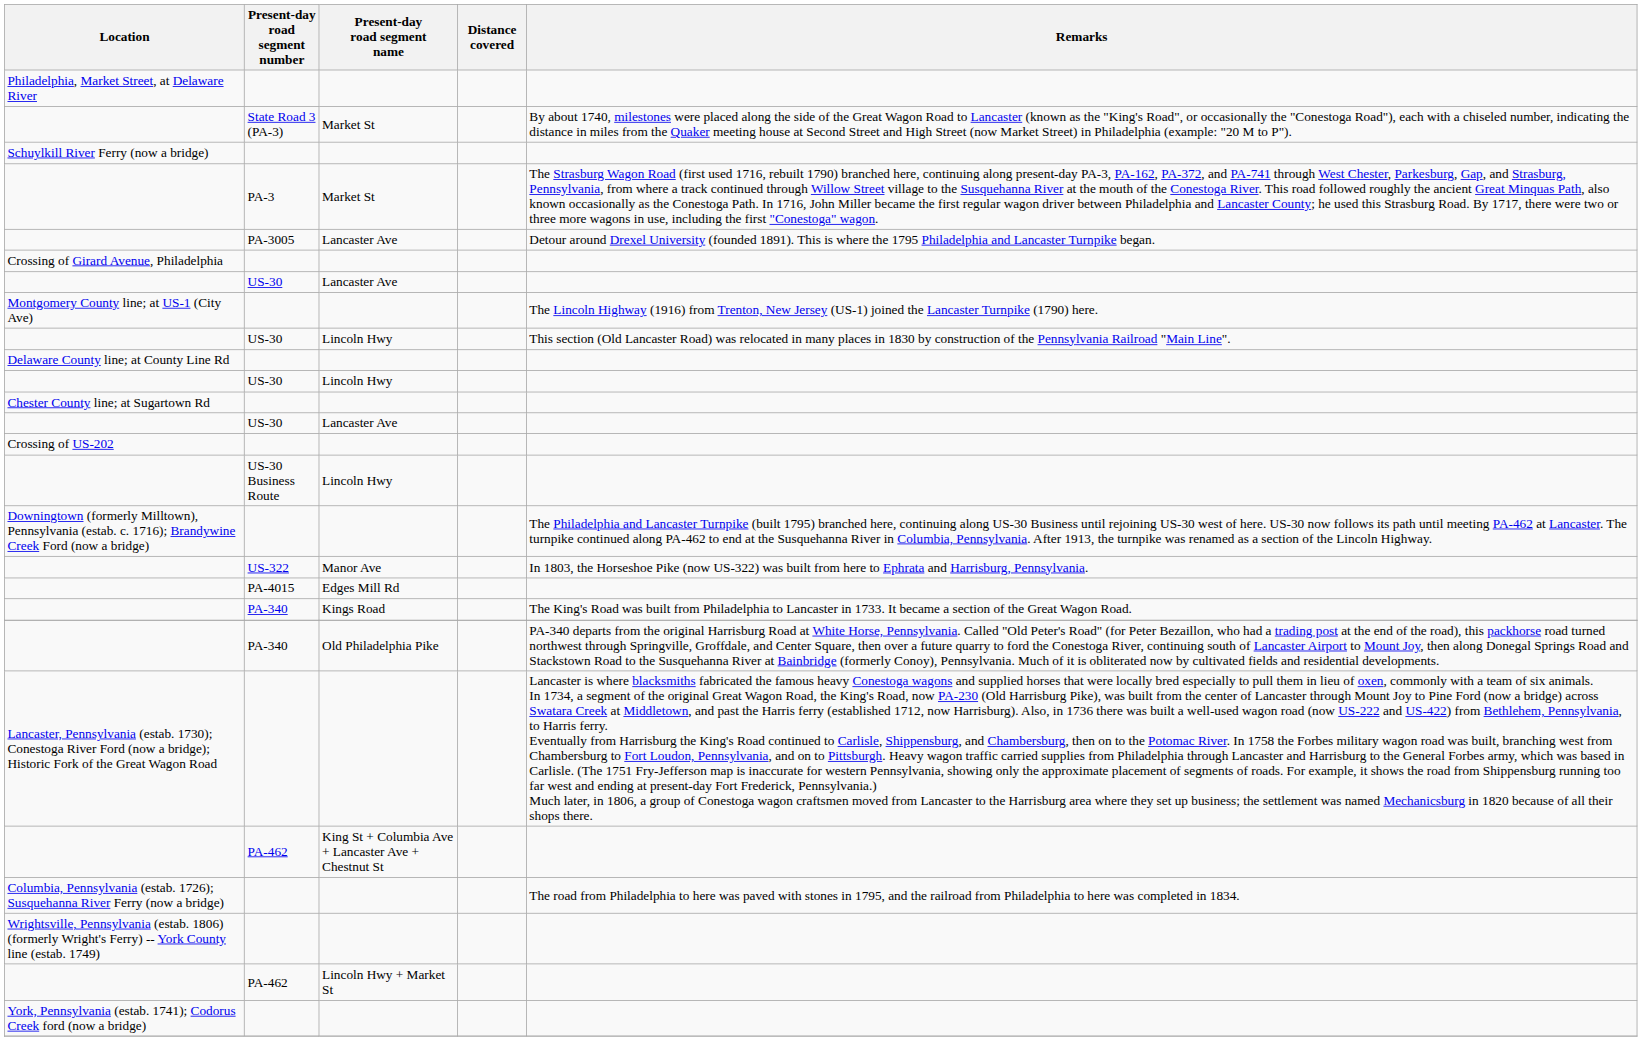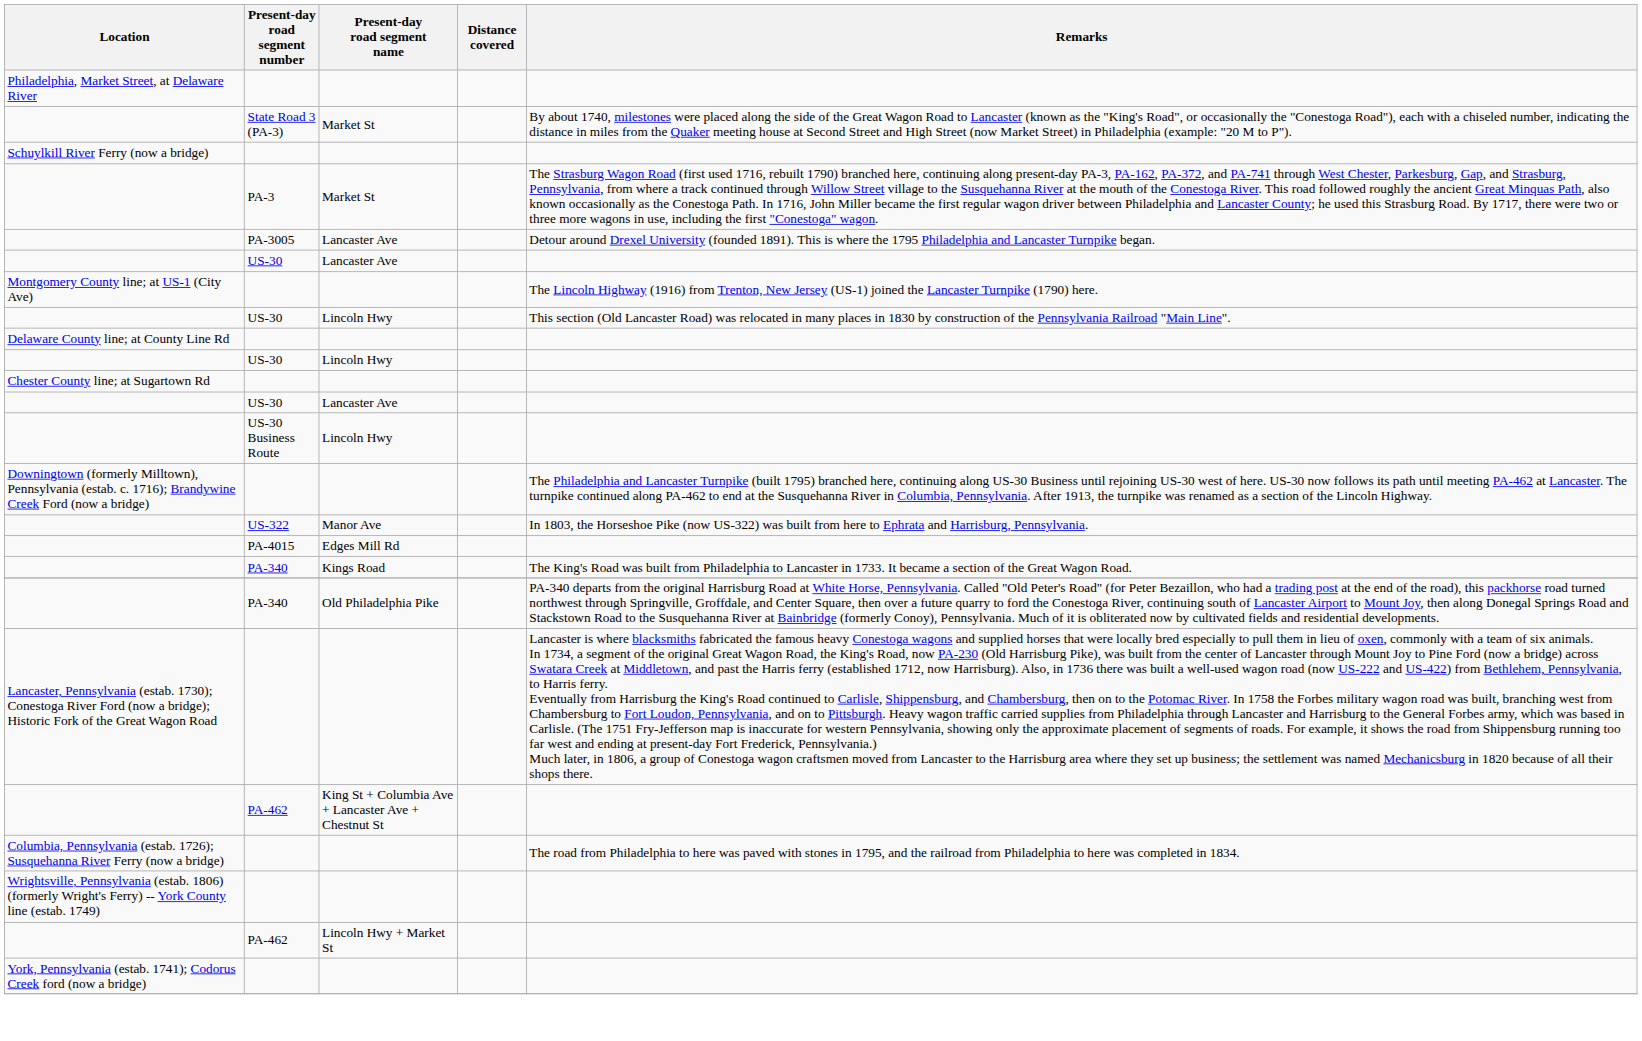- row: (115, 260)
- row: (61, 444)
